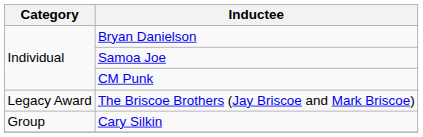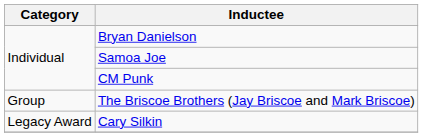(50, 100) Legacy Award -> (26, 100) Group
(26, 121) Group -> (50, 121) Legacy Award
